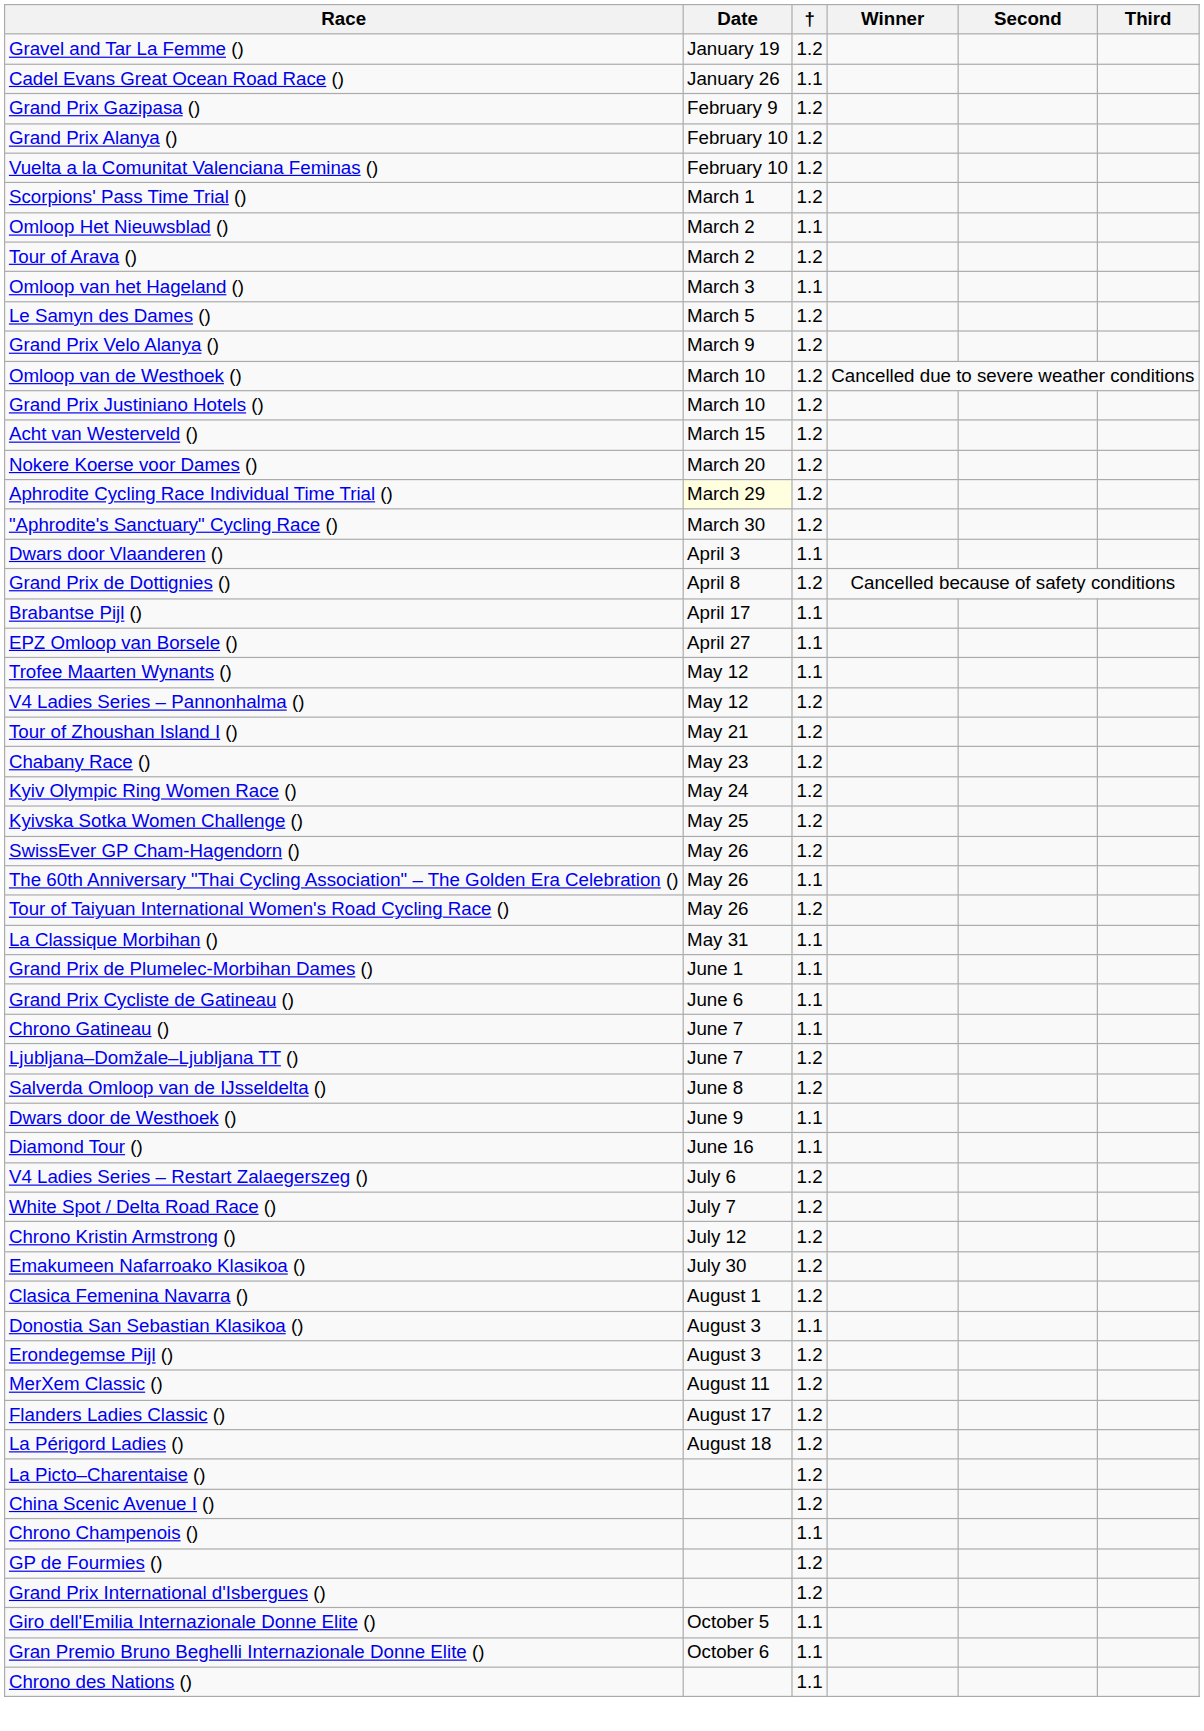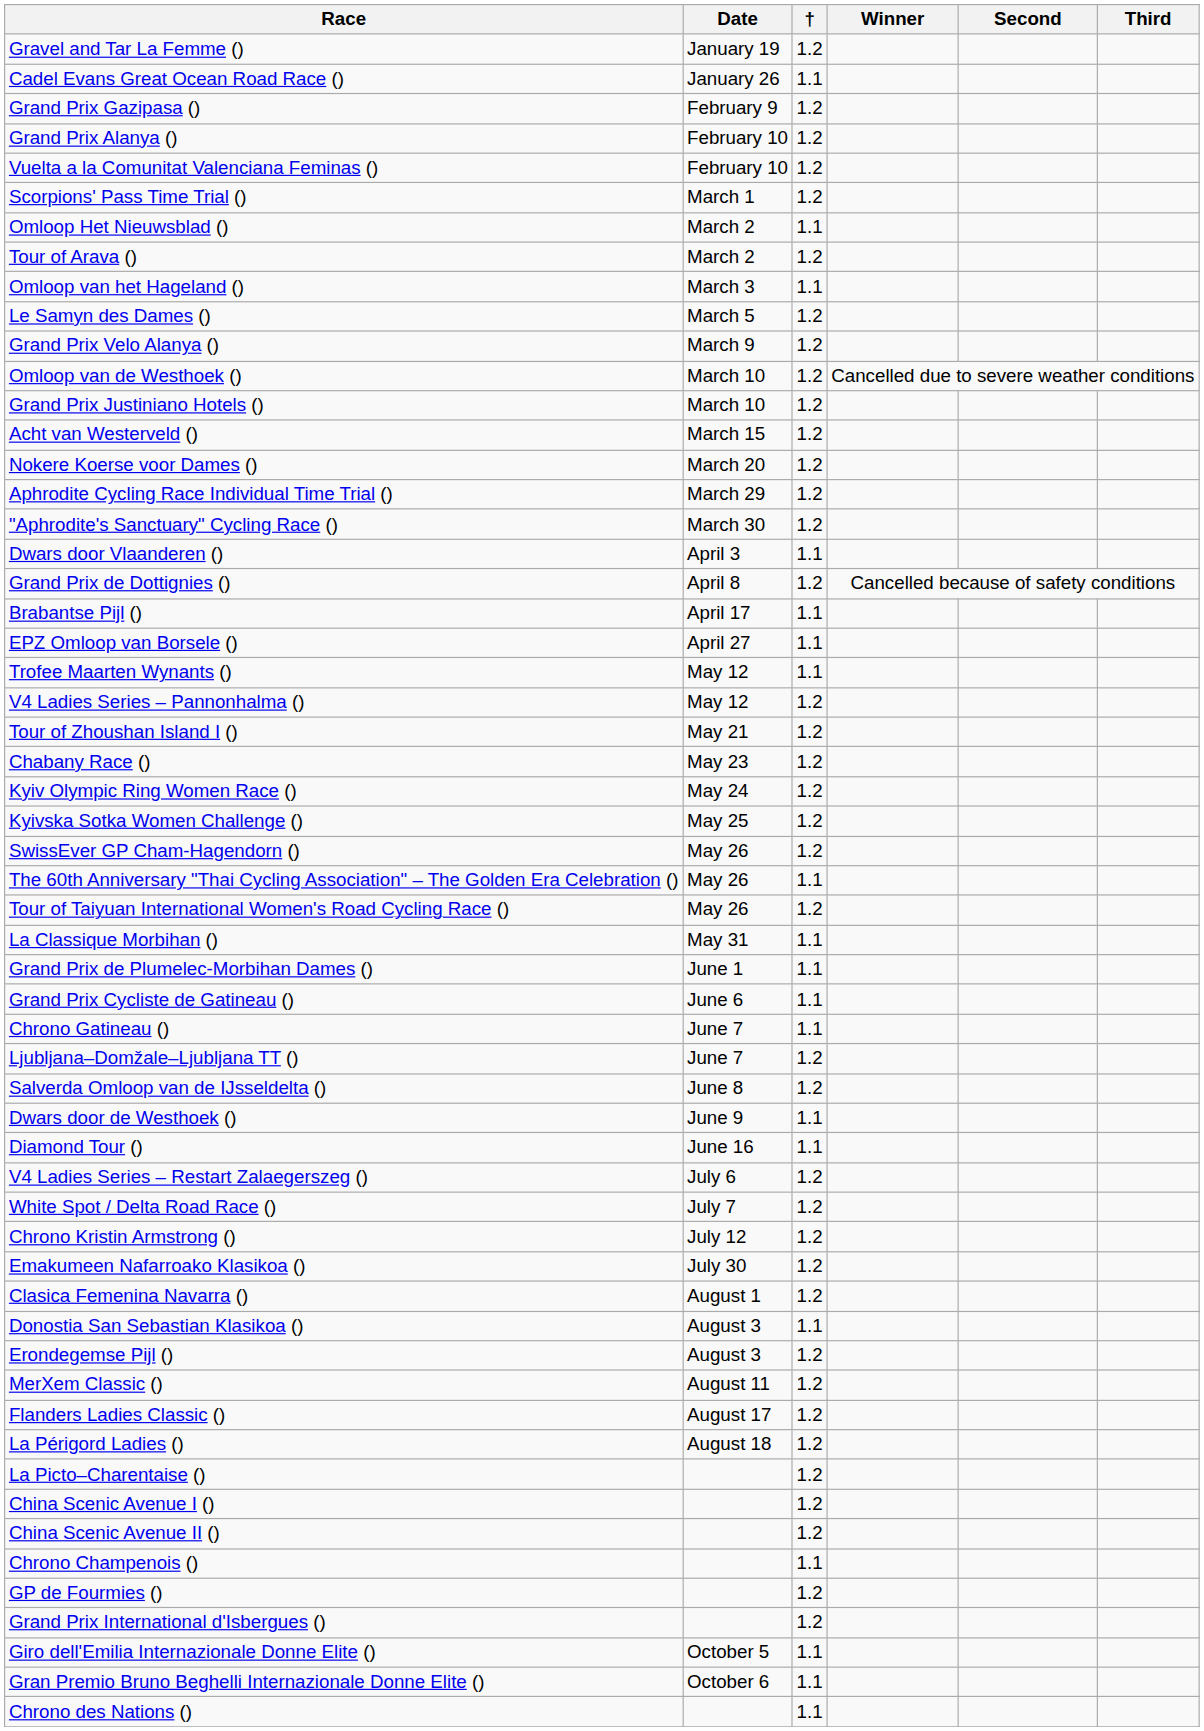(726, 494) lightyellow background -> (726, 494) no background
+ row: (114, 1533)
